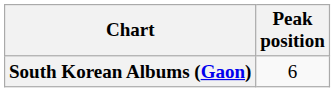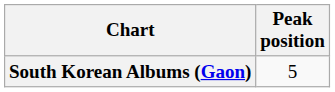(293, 71) 6 -> (293, 71) 5
